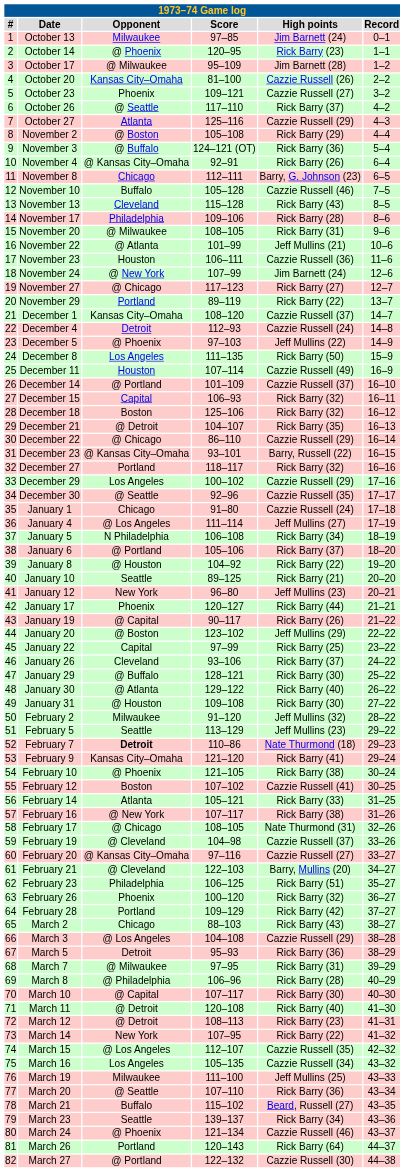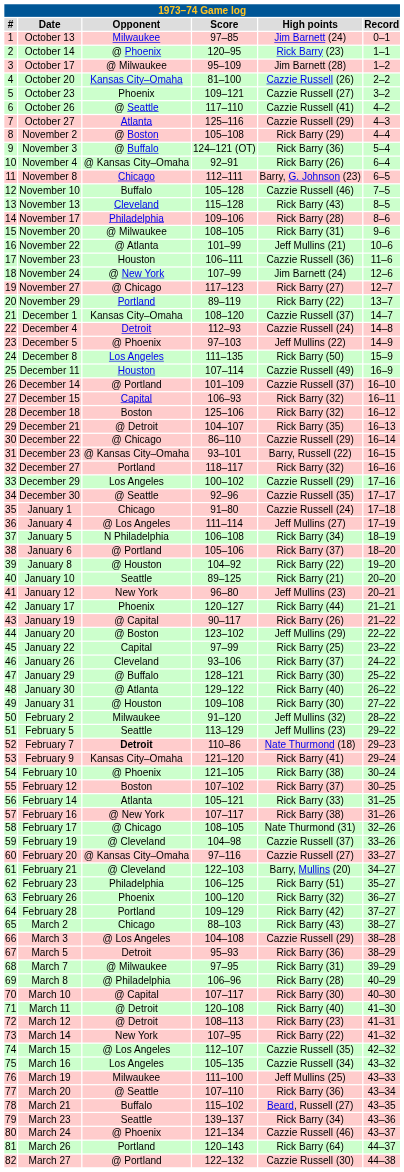(310, 107) Rick Barry (37) -> (310, 107) Cazzie Russell (41)
(310, 786) Cazzie Russell (41) -> (310, 786) Rick Barry (37)
